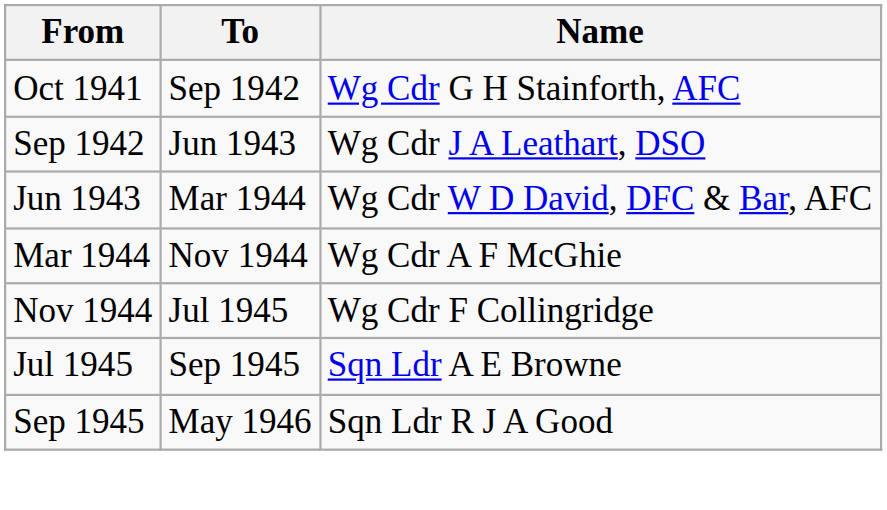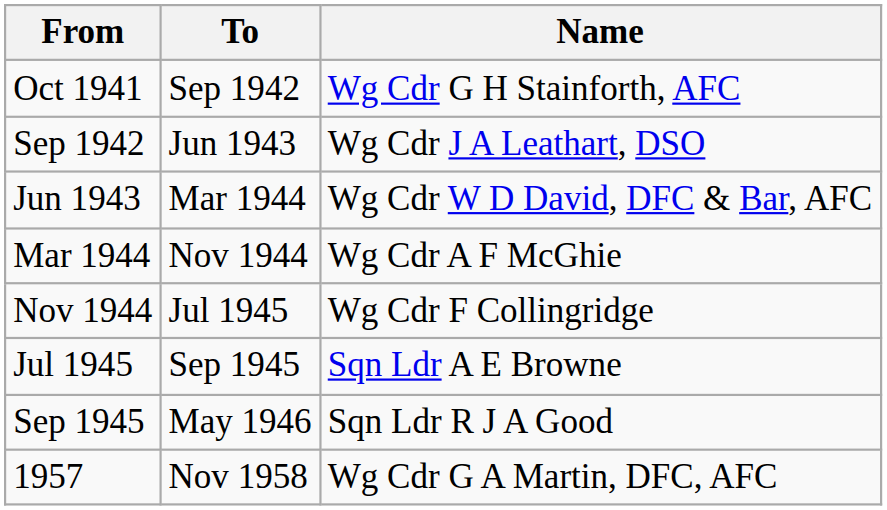+ row: (48, 476)
